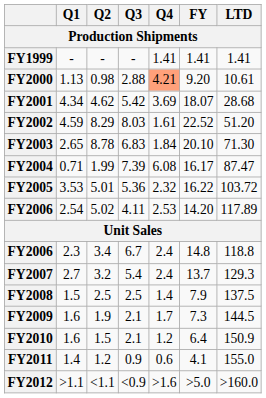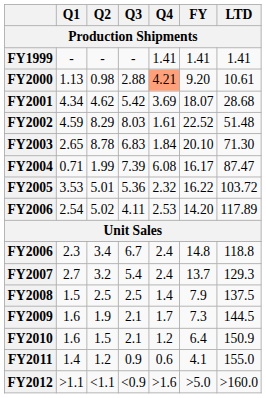(239, 123) 51.20 -> (239, 123) 51.48
